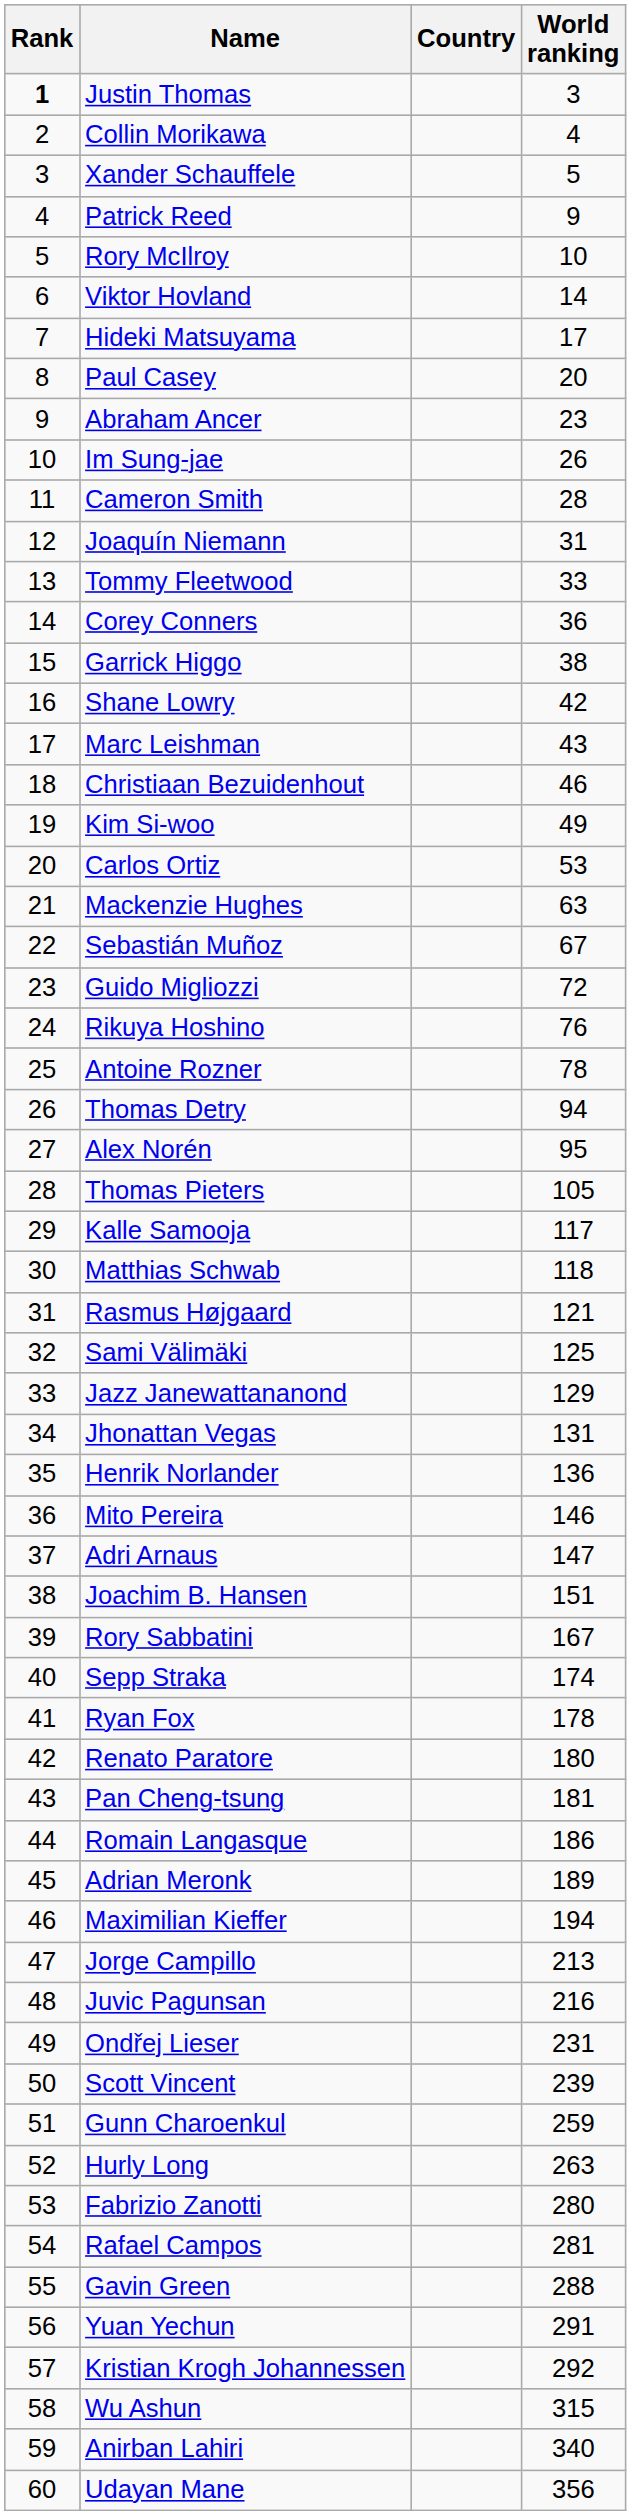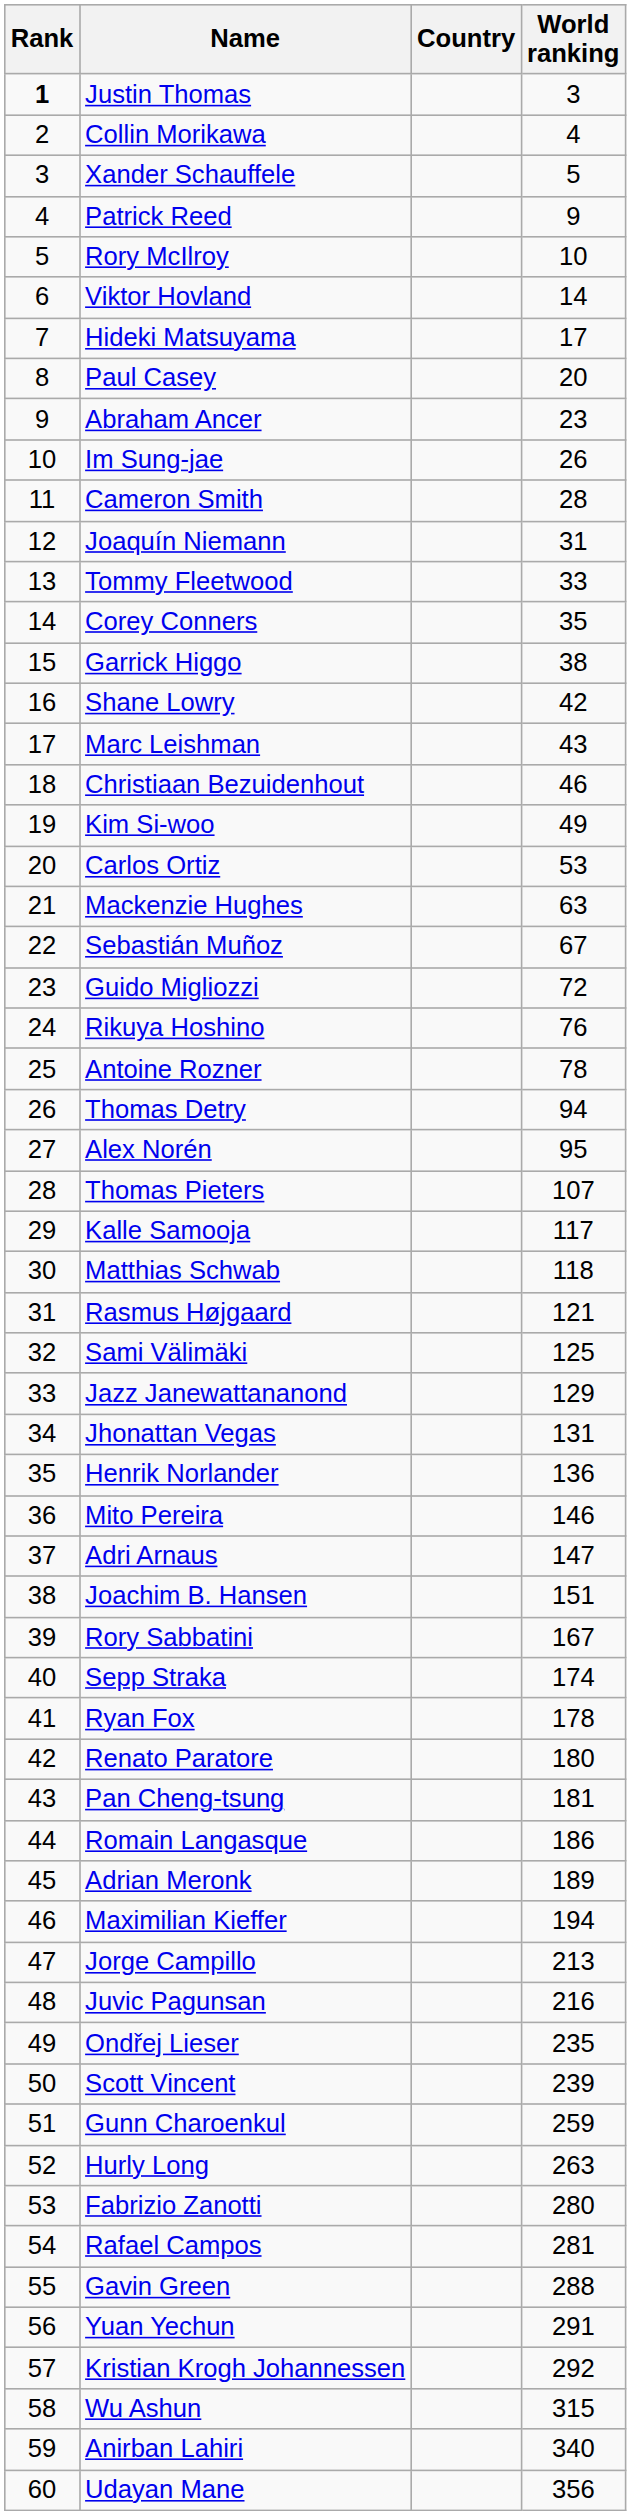(573, 622) 36 -> (573, 622) 35
(573, 1190) 105 -> (573, 1190) 107
(573, 2043) 231 -> (573, 2043) 235
